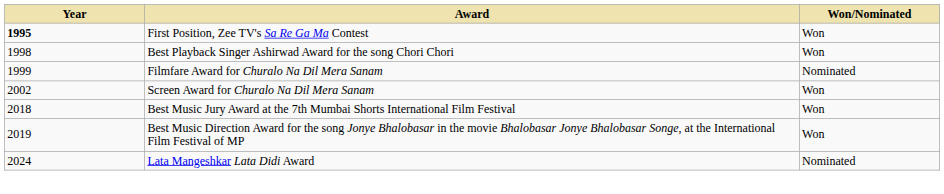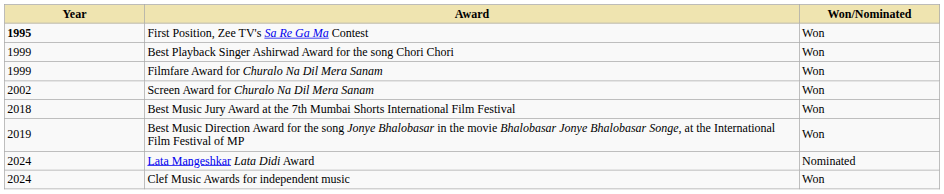(19, 52) 1998 -> (19, 52) 1999
(829, 71) Nominated -> (813, 71) Won
+ row: (249, 179)
